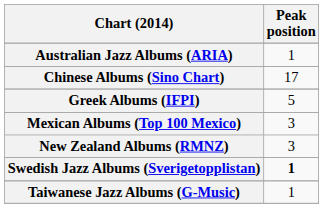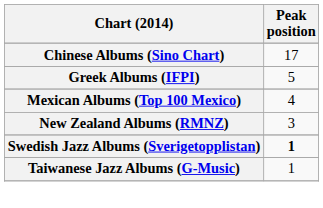- row: (134, 54)
(291, 123) 3 -> (291, 100) 4
